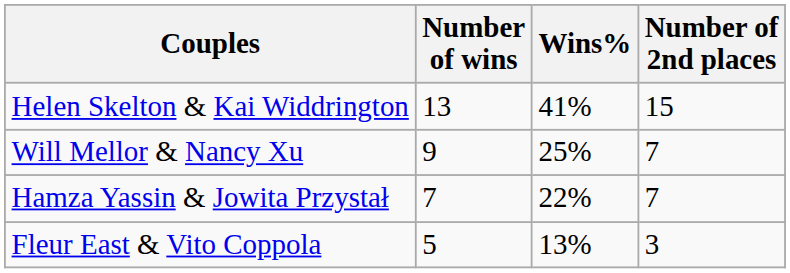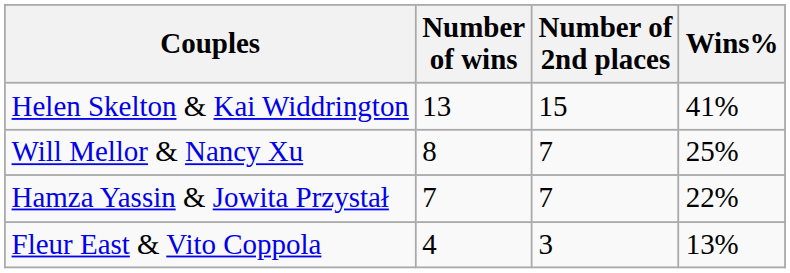columns swapped: (712, 43) <-> (585, 43)
(429, 151) 9 -> (429, 151) 8
(429, 243) 5 -> (429, 243) 4
